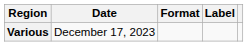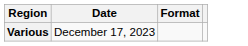- column: (220, 13)
